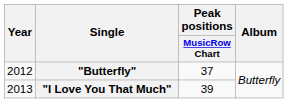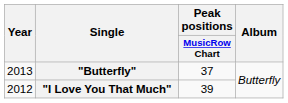(20, 71) 2012 -> (20, 71) 2013
(20, 89) 2013 -> (20, 89) 2012
